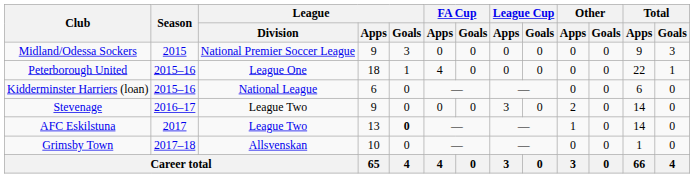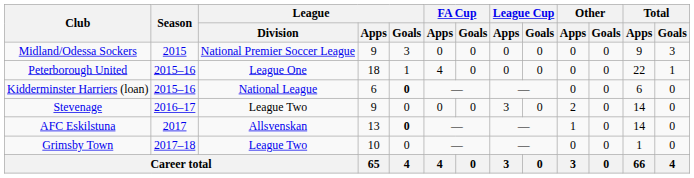(407, 88) normal -> (407, 88) bold
(278, 126) League Two -> (278, 126) Allsvenskan
(278, 145) Allsvenskan -> (278, 145) League Two
